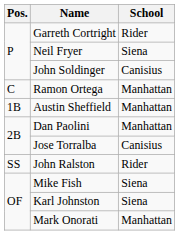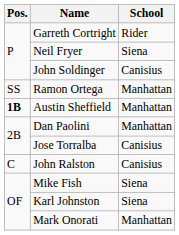(11, 88) C -> (14, 88) SS
(14, 107) normal -> (14, 107) bold
(14, 164) SS -> (11, 164) C
(134, 164) Rider -> (142, 164) Canisius
